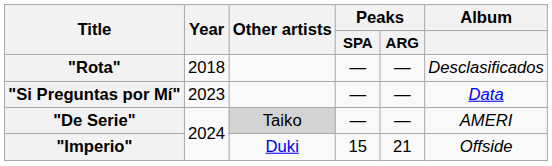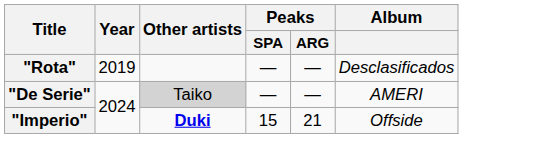(207, 67) 2018 -> (117, 67) 2019
- row: (94, 94)
(282, 146) normal -> (193, 120) bold
